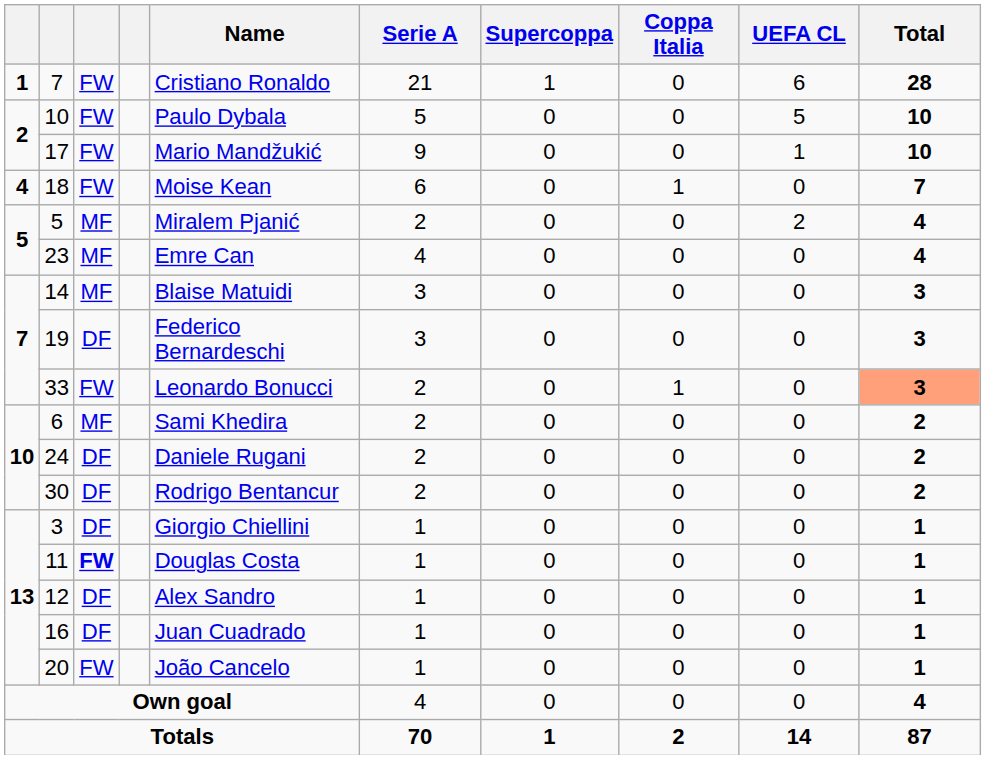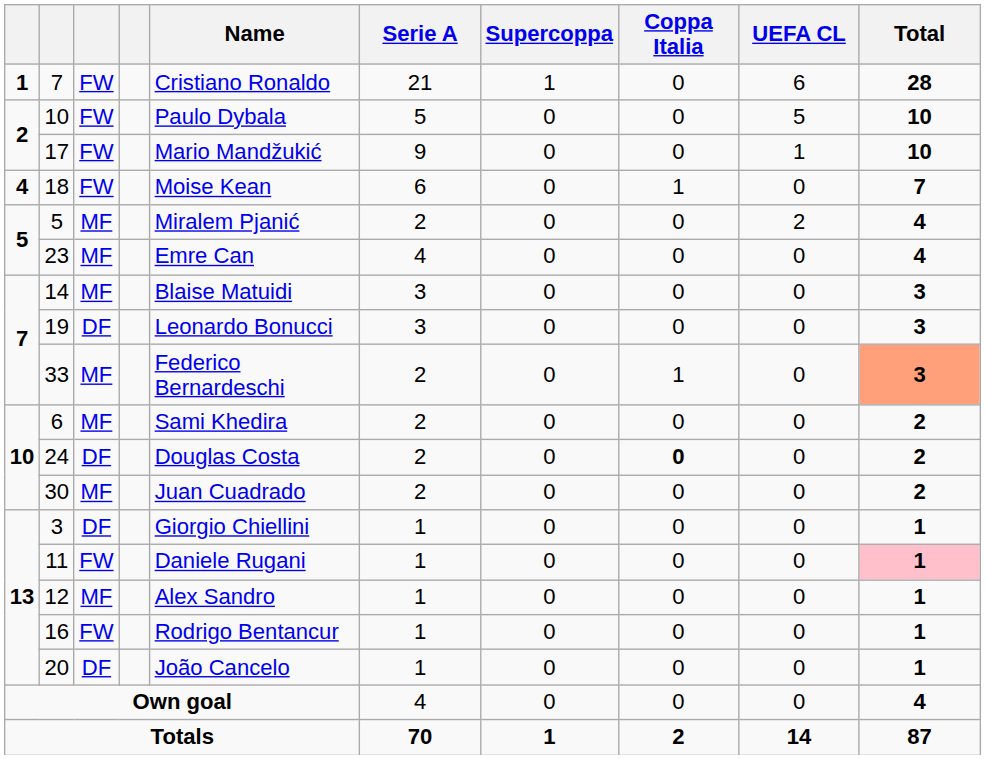(220, 339) Federico Bernardeschi -> (244, 326) Leonardo Bonucci
(96, 386) FW -> (96, 374) MF
(244, 386) Leonardo Bonucci -> (220, 374) Federico Bernardeschi
(230, 456) Daniele Rugani -> (227, 456) Douglas Costa
(678, 456) normal -> (678, 456) bold
(96, 491) DF -> (96, 491) MF
(247, 491) Rodrigo Bentancur -> (230, 491) Juan Cuadrado
(96, 561) bold -> (96, 561) normal
(227, 561) Douglas Costa -> (230, 561) Daniele Rugani
(920, 561) no background -> (920, 561) pink background
(96, 596) DF -> (96, 596) MF
(96, 631) DF -> (96, 631) FW
(230, 631) Juan Cuadrado -> (247, 631) Rodrigo Bentancur
(96, 666) FW -> (96, 666) DF
